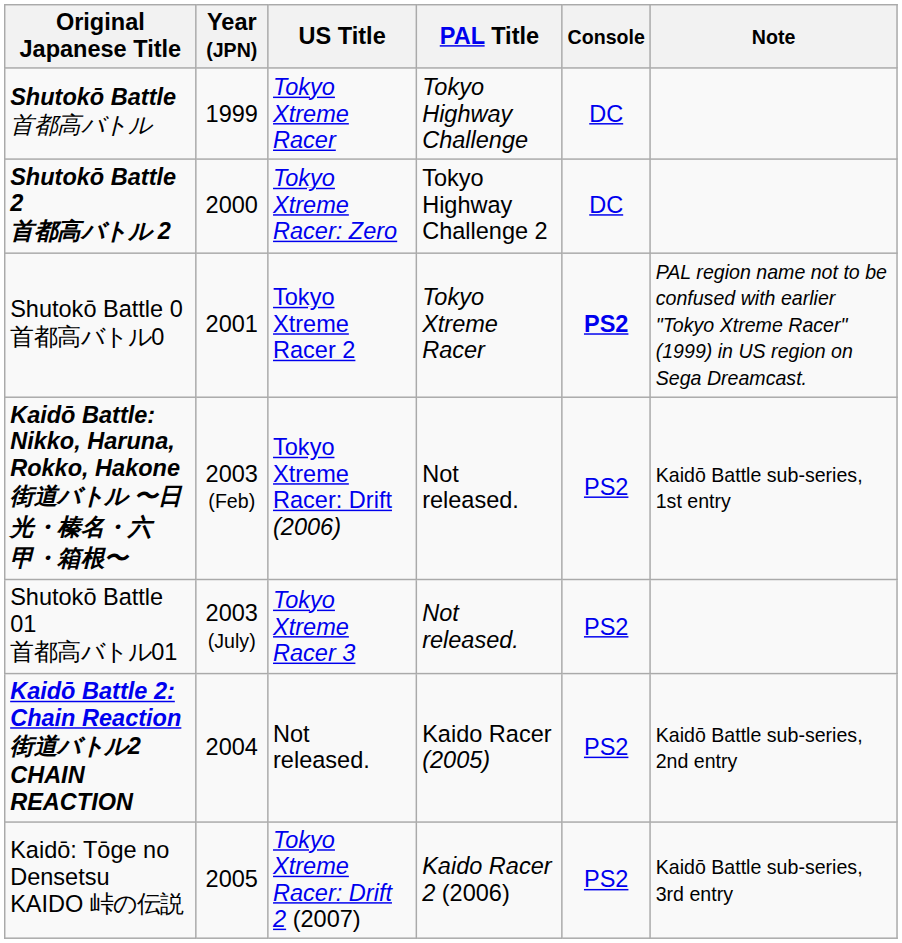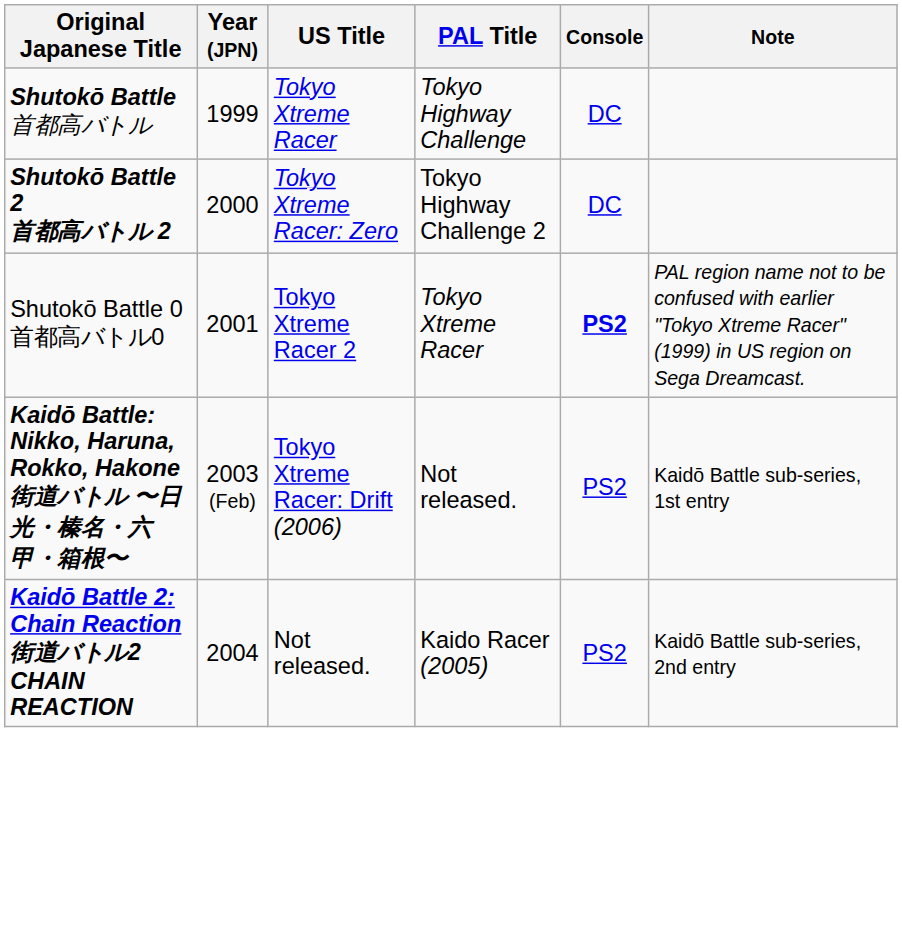- row: (94, 624)
- row: (97, 878)
